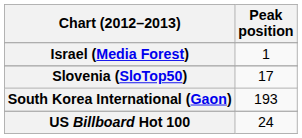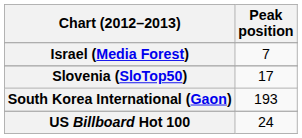(266, 54) 1 -> (266, 54) 7
